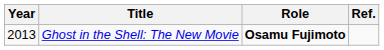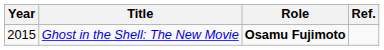(22, 34) 2013 -> (22, 34) 2015
